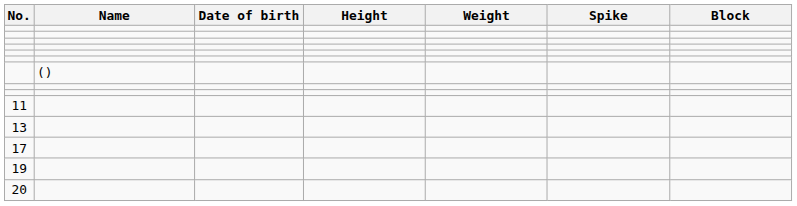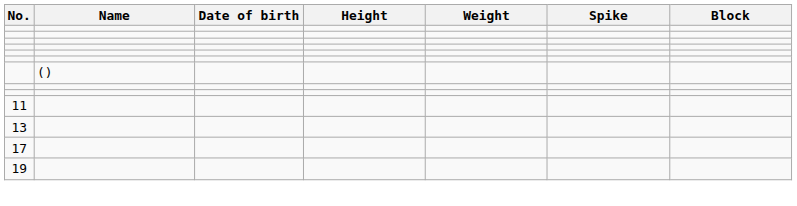- row: (19, 190)
